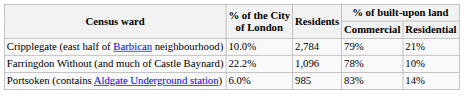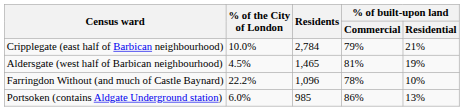+ row: (115, 64)
(354, 81) 83% -> (354, 98) 86%
(415, 81) 14% -> (415, 98) 13%
